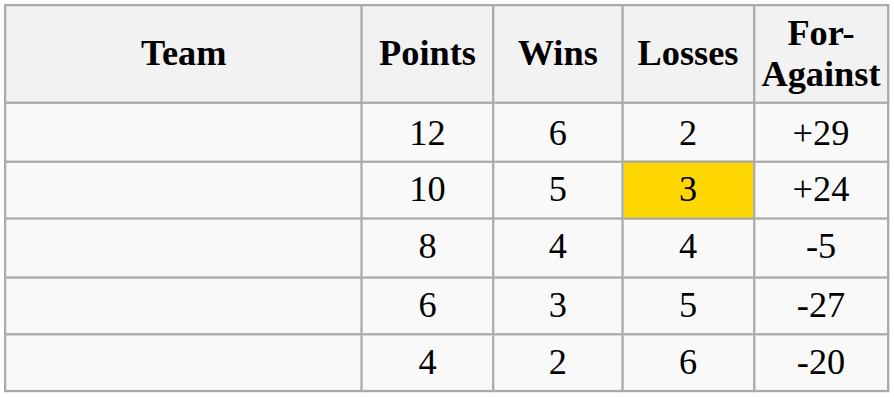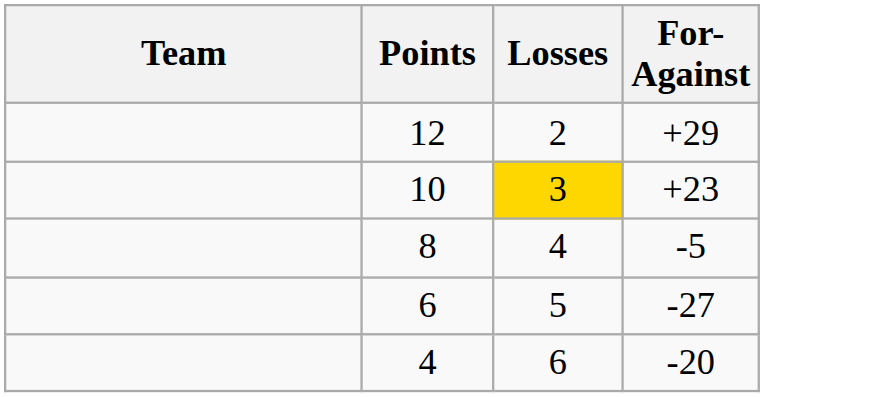- column: (558, 53)
(821, 189) +24 -> (691, 189) +23
